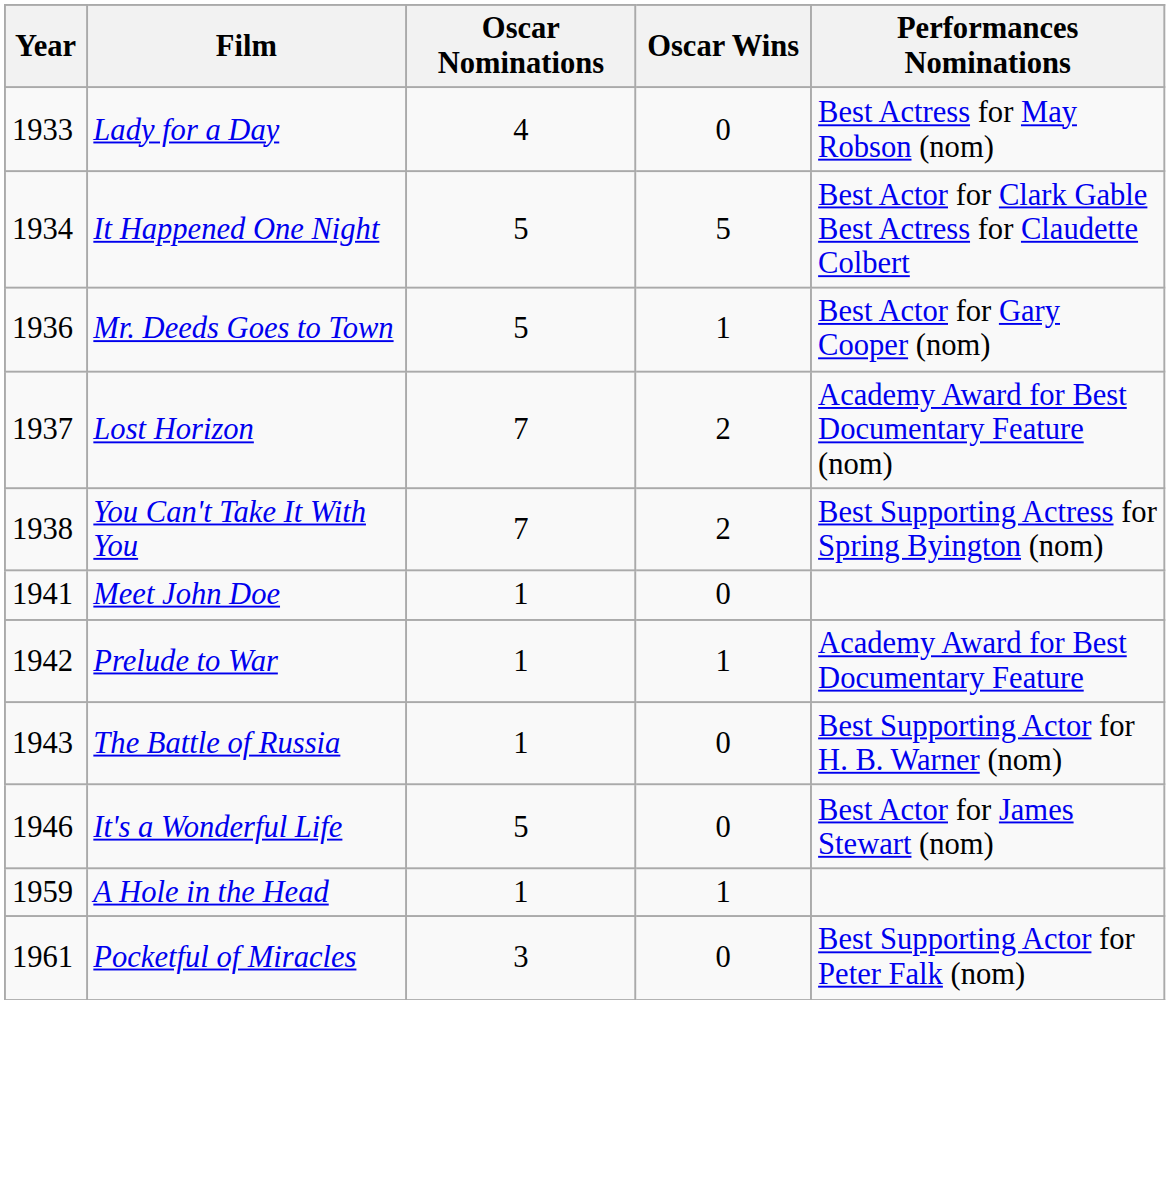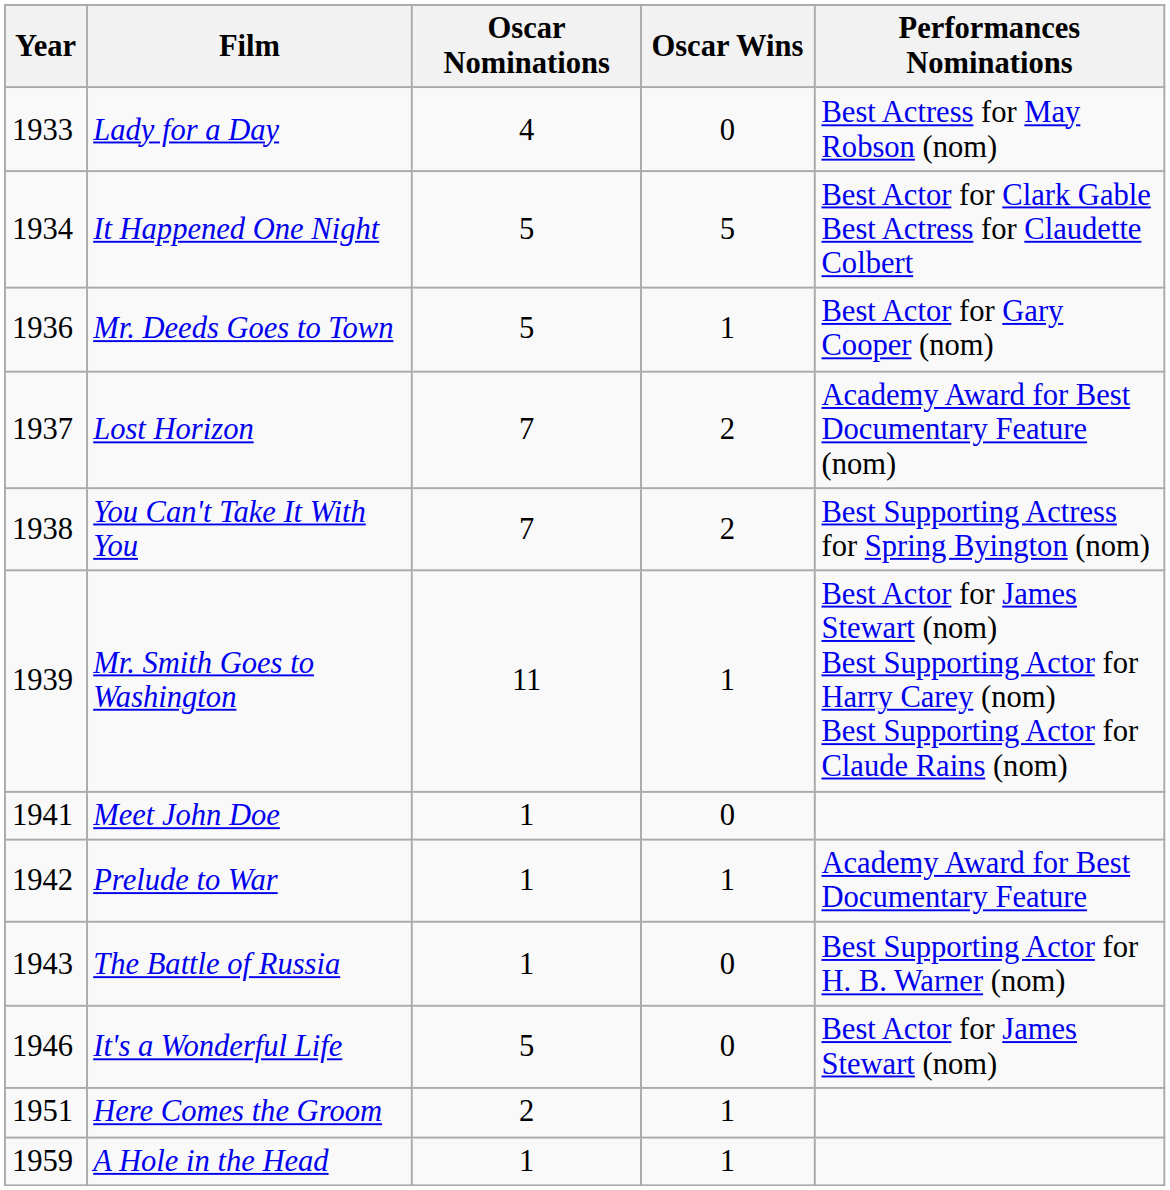+ row: (204, 680)
+ row: (238, 1111)
- row: (225, 957)
